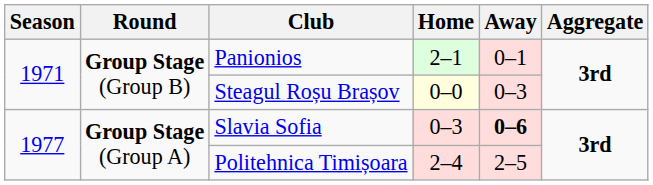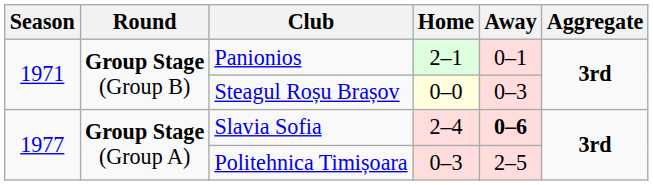(446, 127) 0–3 -> (446, 127) 2–4
(446, 162) 2–4 -> (446, 162) 0–3
